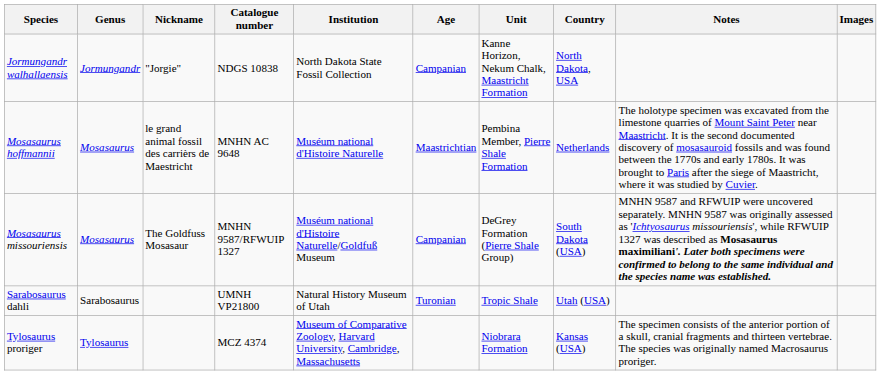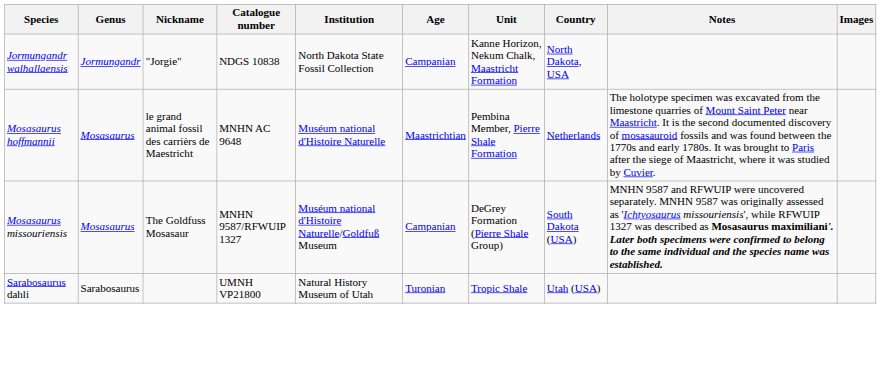- row: (31, 342)
